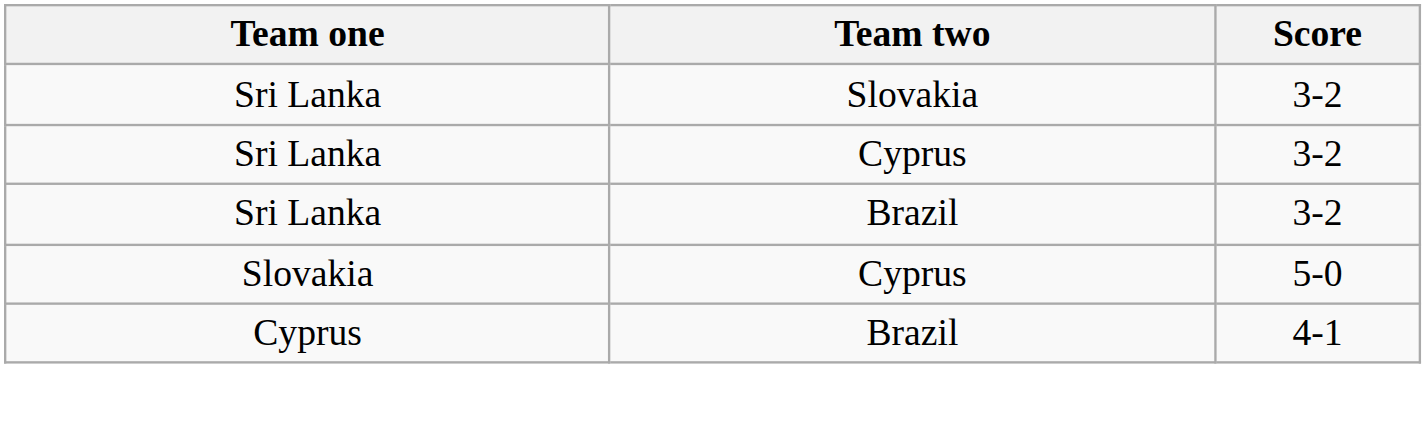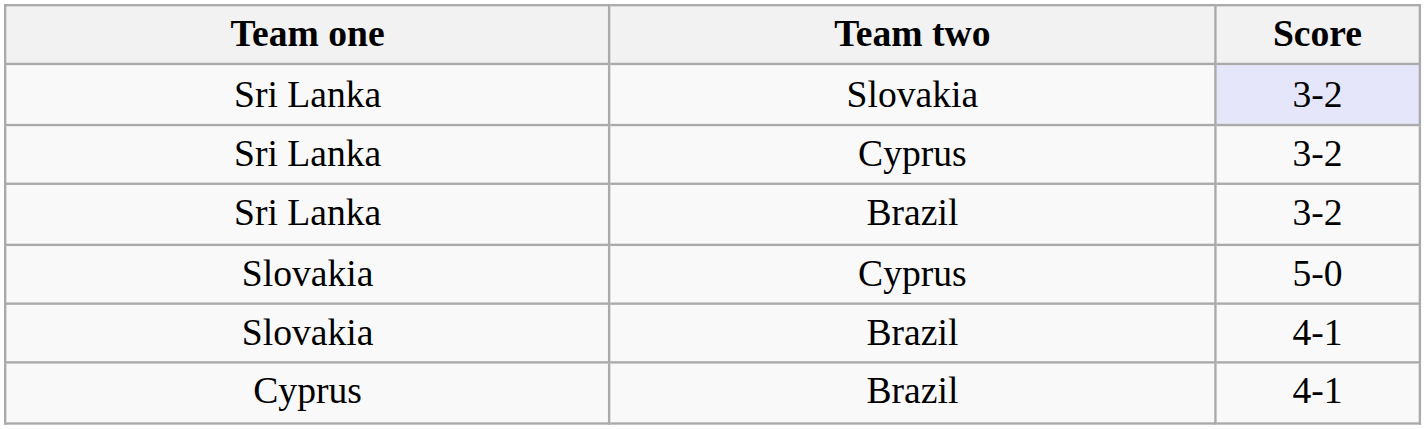(1317, 93) no background -> (1317, 93) lavender background
+ row: (308, 332)
